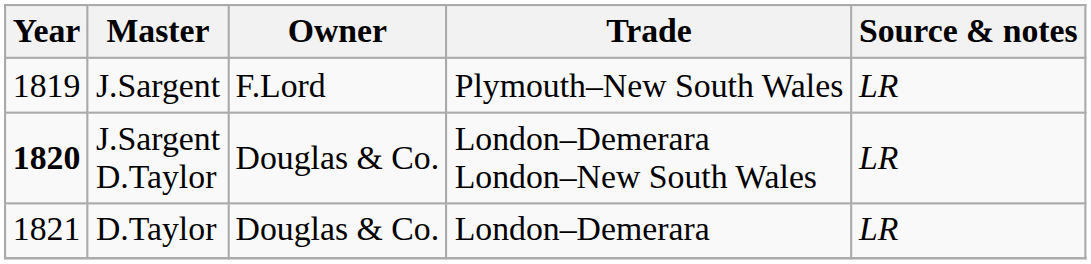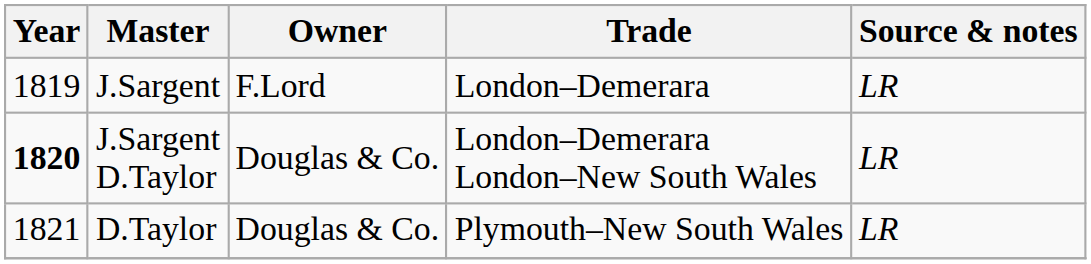(649, 84) Plymouth–New South Wales -> (582, 84) London–Demerara
(582, 229) London–Demerara -> (649, 229) Plymouth–New South Wales
